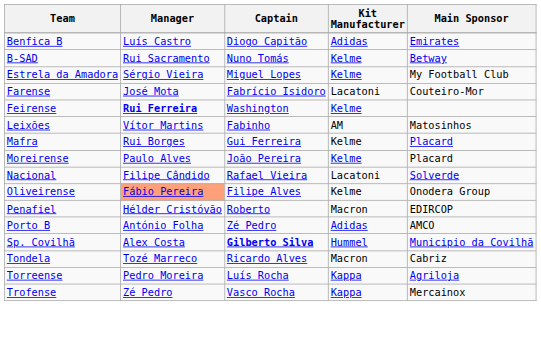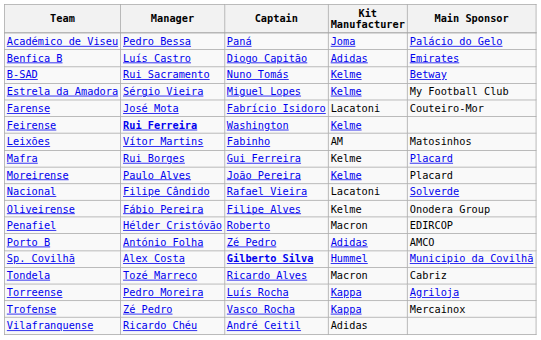+ row: (62, 41)
(163, 192) lightsalmon background -> (163, 209) no background
+ row: (50, 326)
